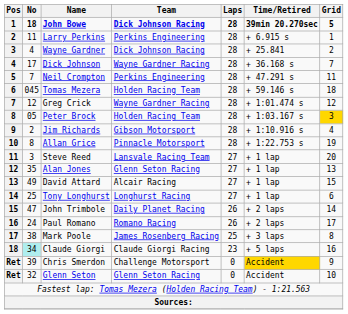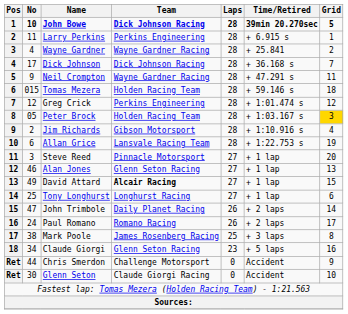(32, 24) 18 -> (32, 24) 10
(159, 51) Dick Johnson Racing -> (162, 51) Wayne Gardner Racing
(162, 64) Wayne Gardner Racing -> (159, 64) Dick Johnson Racing
(32, 77) 7 -> (32, 77) 9
(159, 77) Perkins Engineering -> (162, 77) Wayne Gardner Racing
(32, 91) 045 -> (32, 91) 015
(162, 104) Wayne Gardner Racing -> (159, 104) Perkins Engineering
(32, 144) 8 -> (32, 144) 6
(159, 144) Pinnacle Motorsport -> (162, 144) Lansvale Racing Team
(162, 157) Lansvale Racing Team -> (159, 157) Pinnacle Motorsport
(32, 170) 35 -> (32, 170) 46
(145, 183) normal -> (145, 183) bold
(32, 250) paleturquoise background -> (32, 250) no background
(162, 250) Claude Giorgi Racing -> (157, 250) Glenn Seton Racing
(32, 263) 39 -> (32, 263) 44
(265, 263) gold background -> (265, 263) no background
(32, 276) 32 -> (32, 276) 30
(157, 276) Glenn Seton Racing -> (162, 276) Claude Giorgi Racing
